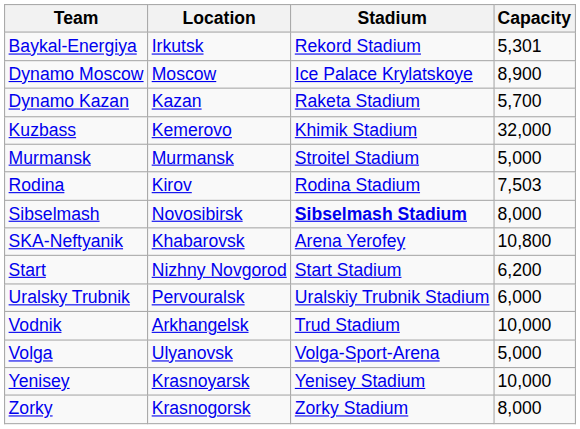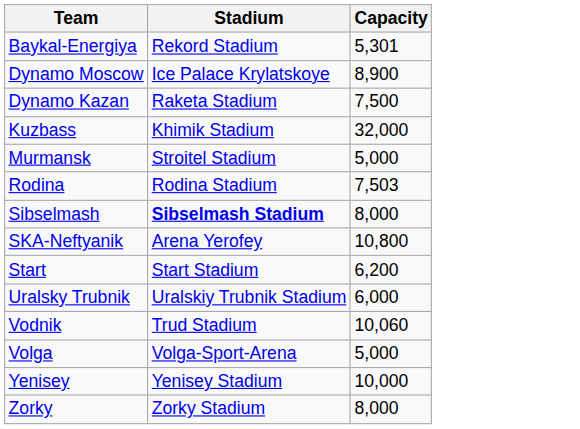- column: (219, 18)
(520, 102) 5,700 -> (376, 102) 7,500
(524, 325) 10,000 -> (381, 325) 10,060
